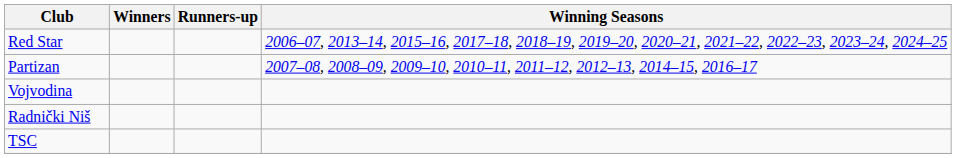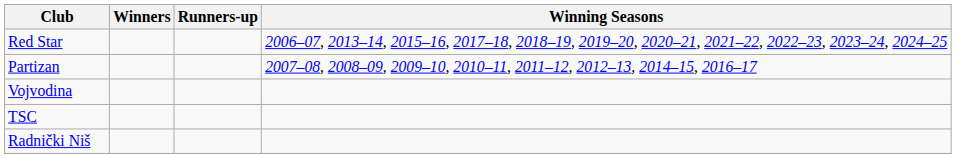rows swapped: (49, 116) <-> (22, 141)
